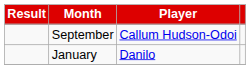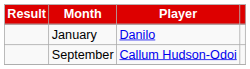rows swapped: (83, 34) <-> (74, 54)
